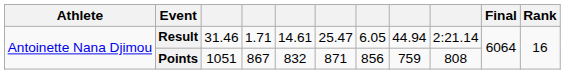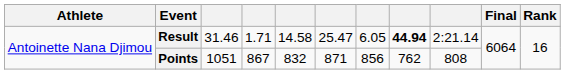(295, 37) 14.61 -> (295, 37) 14.58
(409, 37) normal -> (409, 37) bold
(409, 59) 759 -> (409, 59) 762
